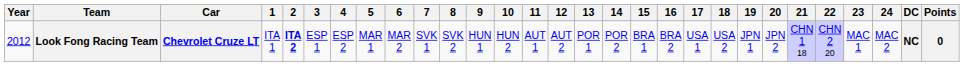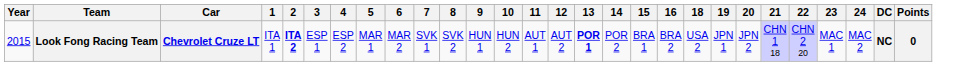- column: (698, 12)
(19, 41) 2012 -> (19, 41) 2015
(588, 41) normal -> (588, 41) bold
